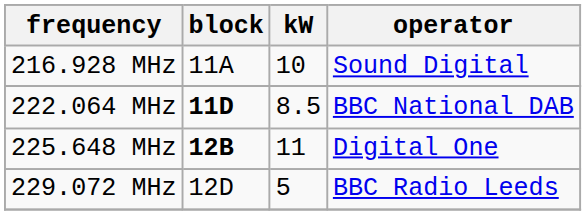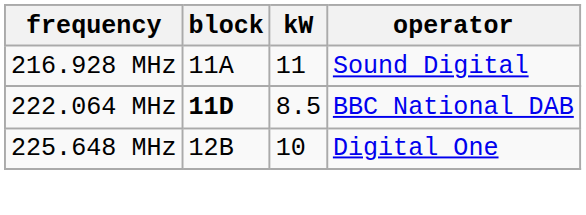(291, 66) 10 -> (291, 66) 11
(211, 148) bold -> (211, 148) normal
(291, 148) 11 -> (291, 148) 10
- row: (94, 189)
